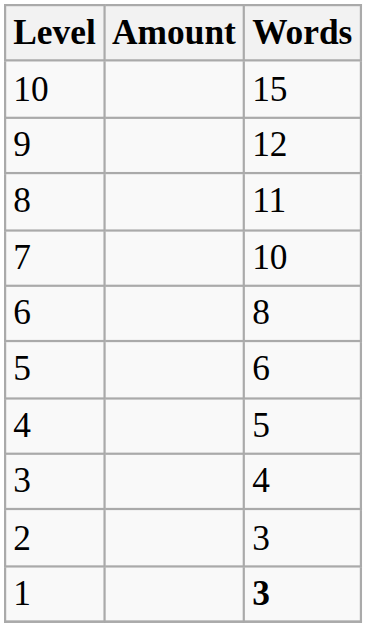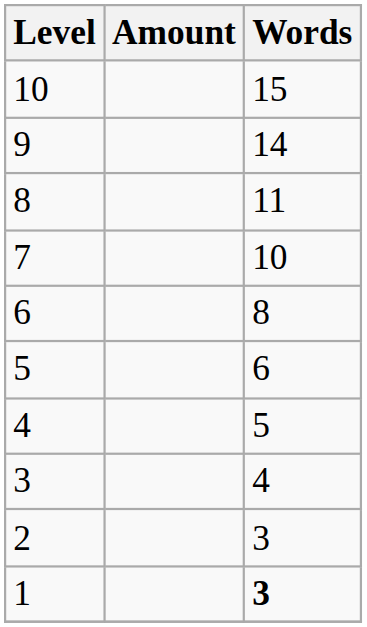(270, 144) 12 -> (270, 144) 14
